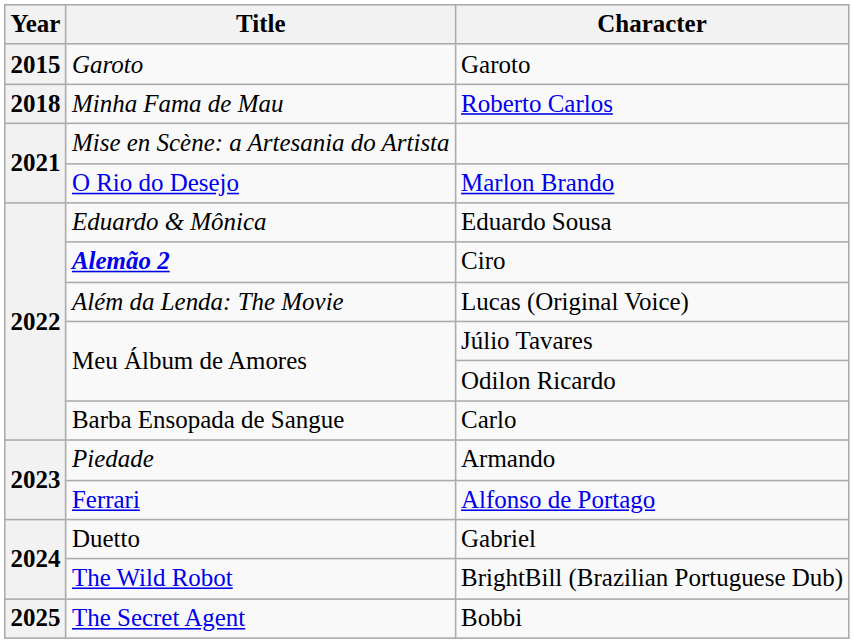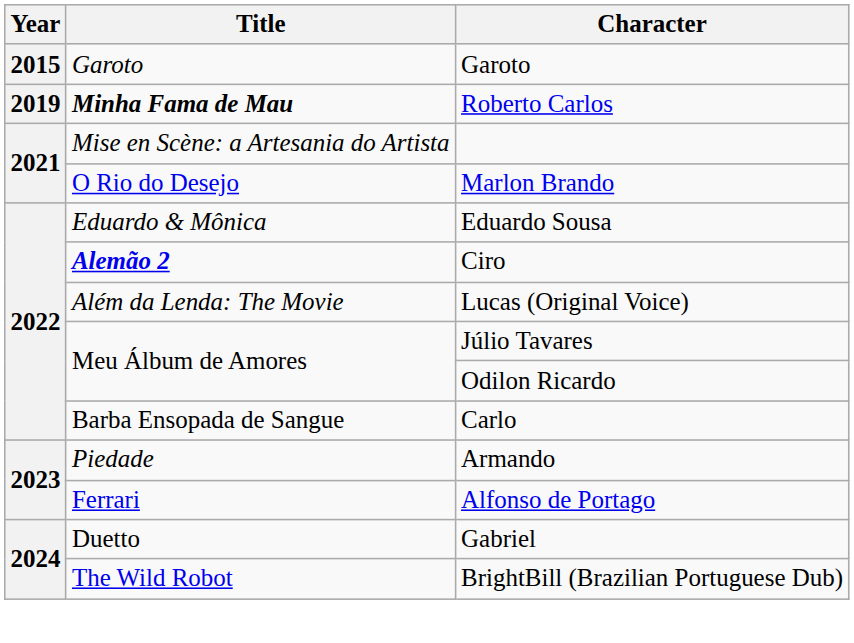(35, 103) 2018 -> (35, 103) 2019
(178, 103) normal -> (183, 103) bold
- row: (492, 618)
